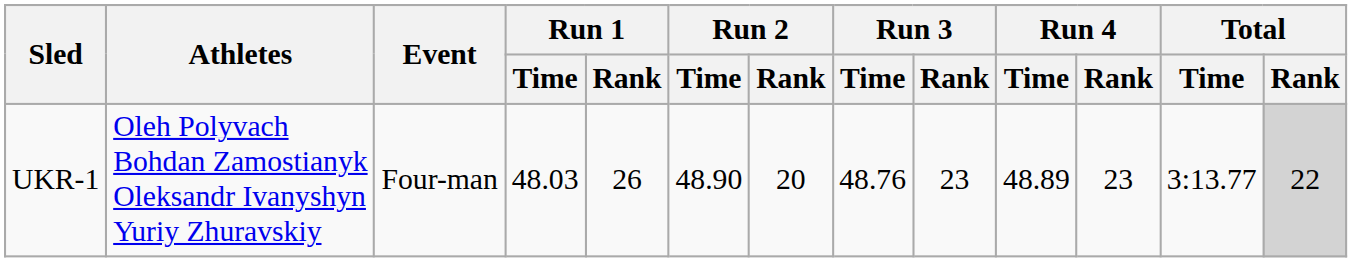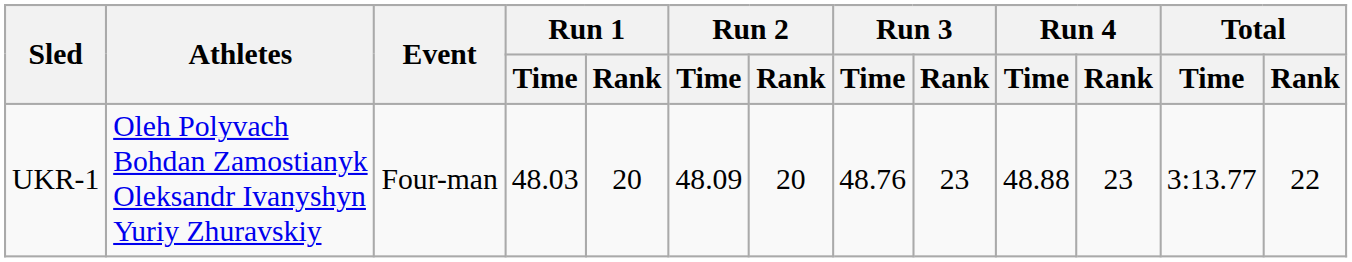(627, 179) 26 -> (627, 179) 20
(709, 179) 48.90 -> (709, 179) 48.09
(1036, 179) 48.89 -> (1036, 179) 48.88
(1305, 179) lightgrey background -> (1305, 179) no background
